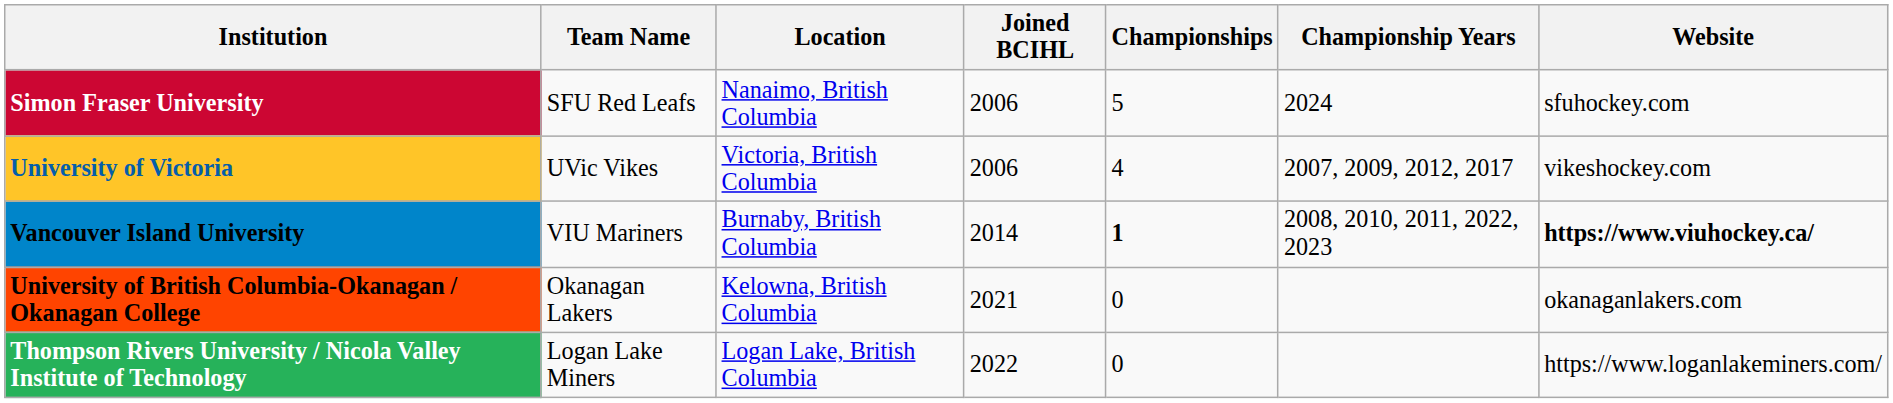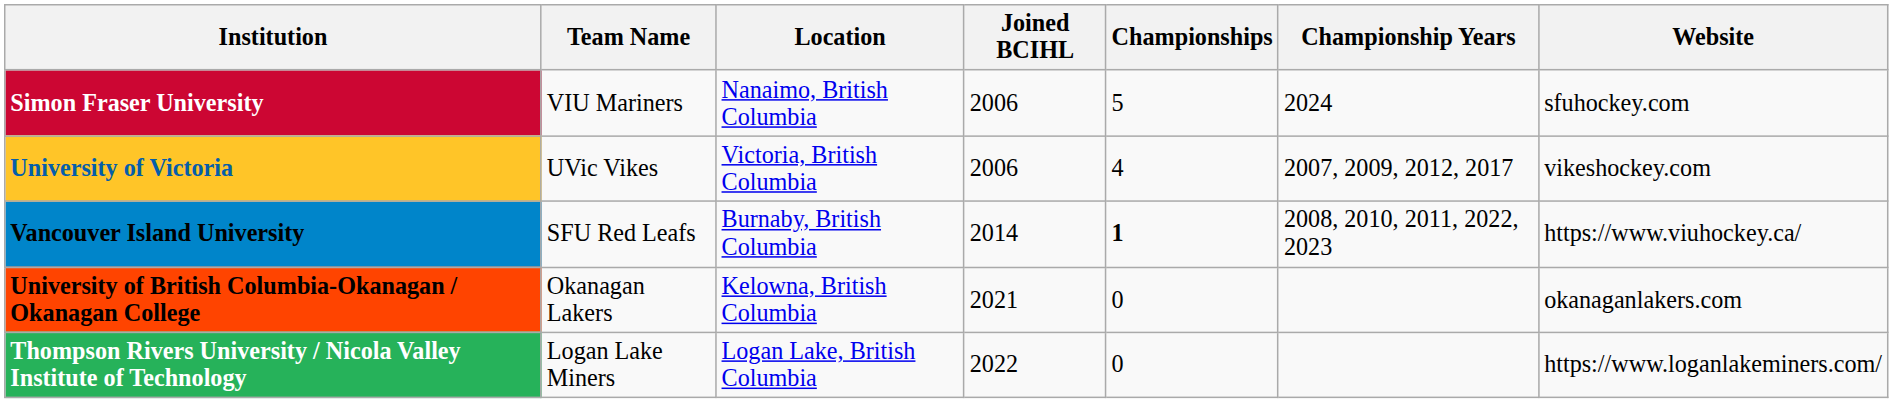(621, 102) SFU Red Leafs -> (615, 102) VIU Mariners
(615, 233) VIU Mariners -> (621, 233) SFU Red Leafs
(1679, 233) bold -> (1673, 233) normal
